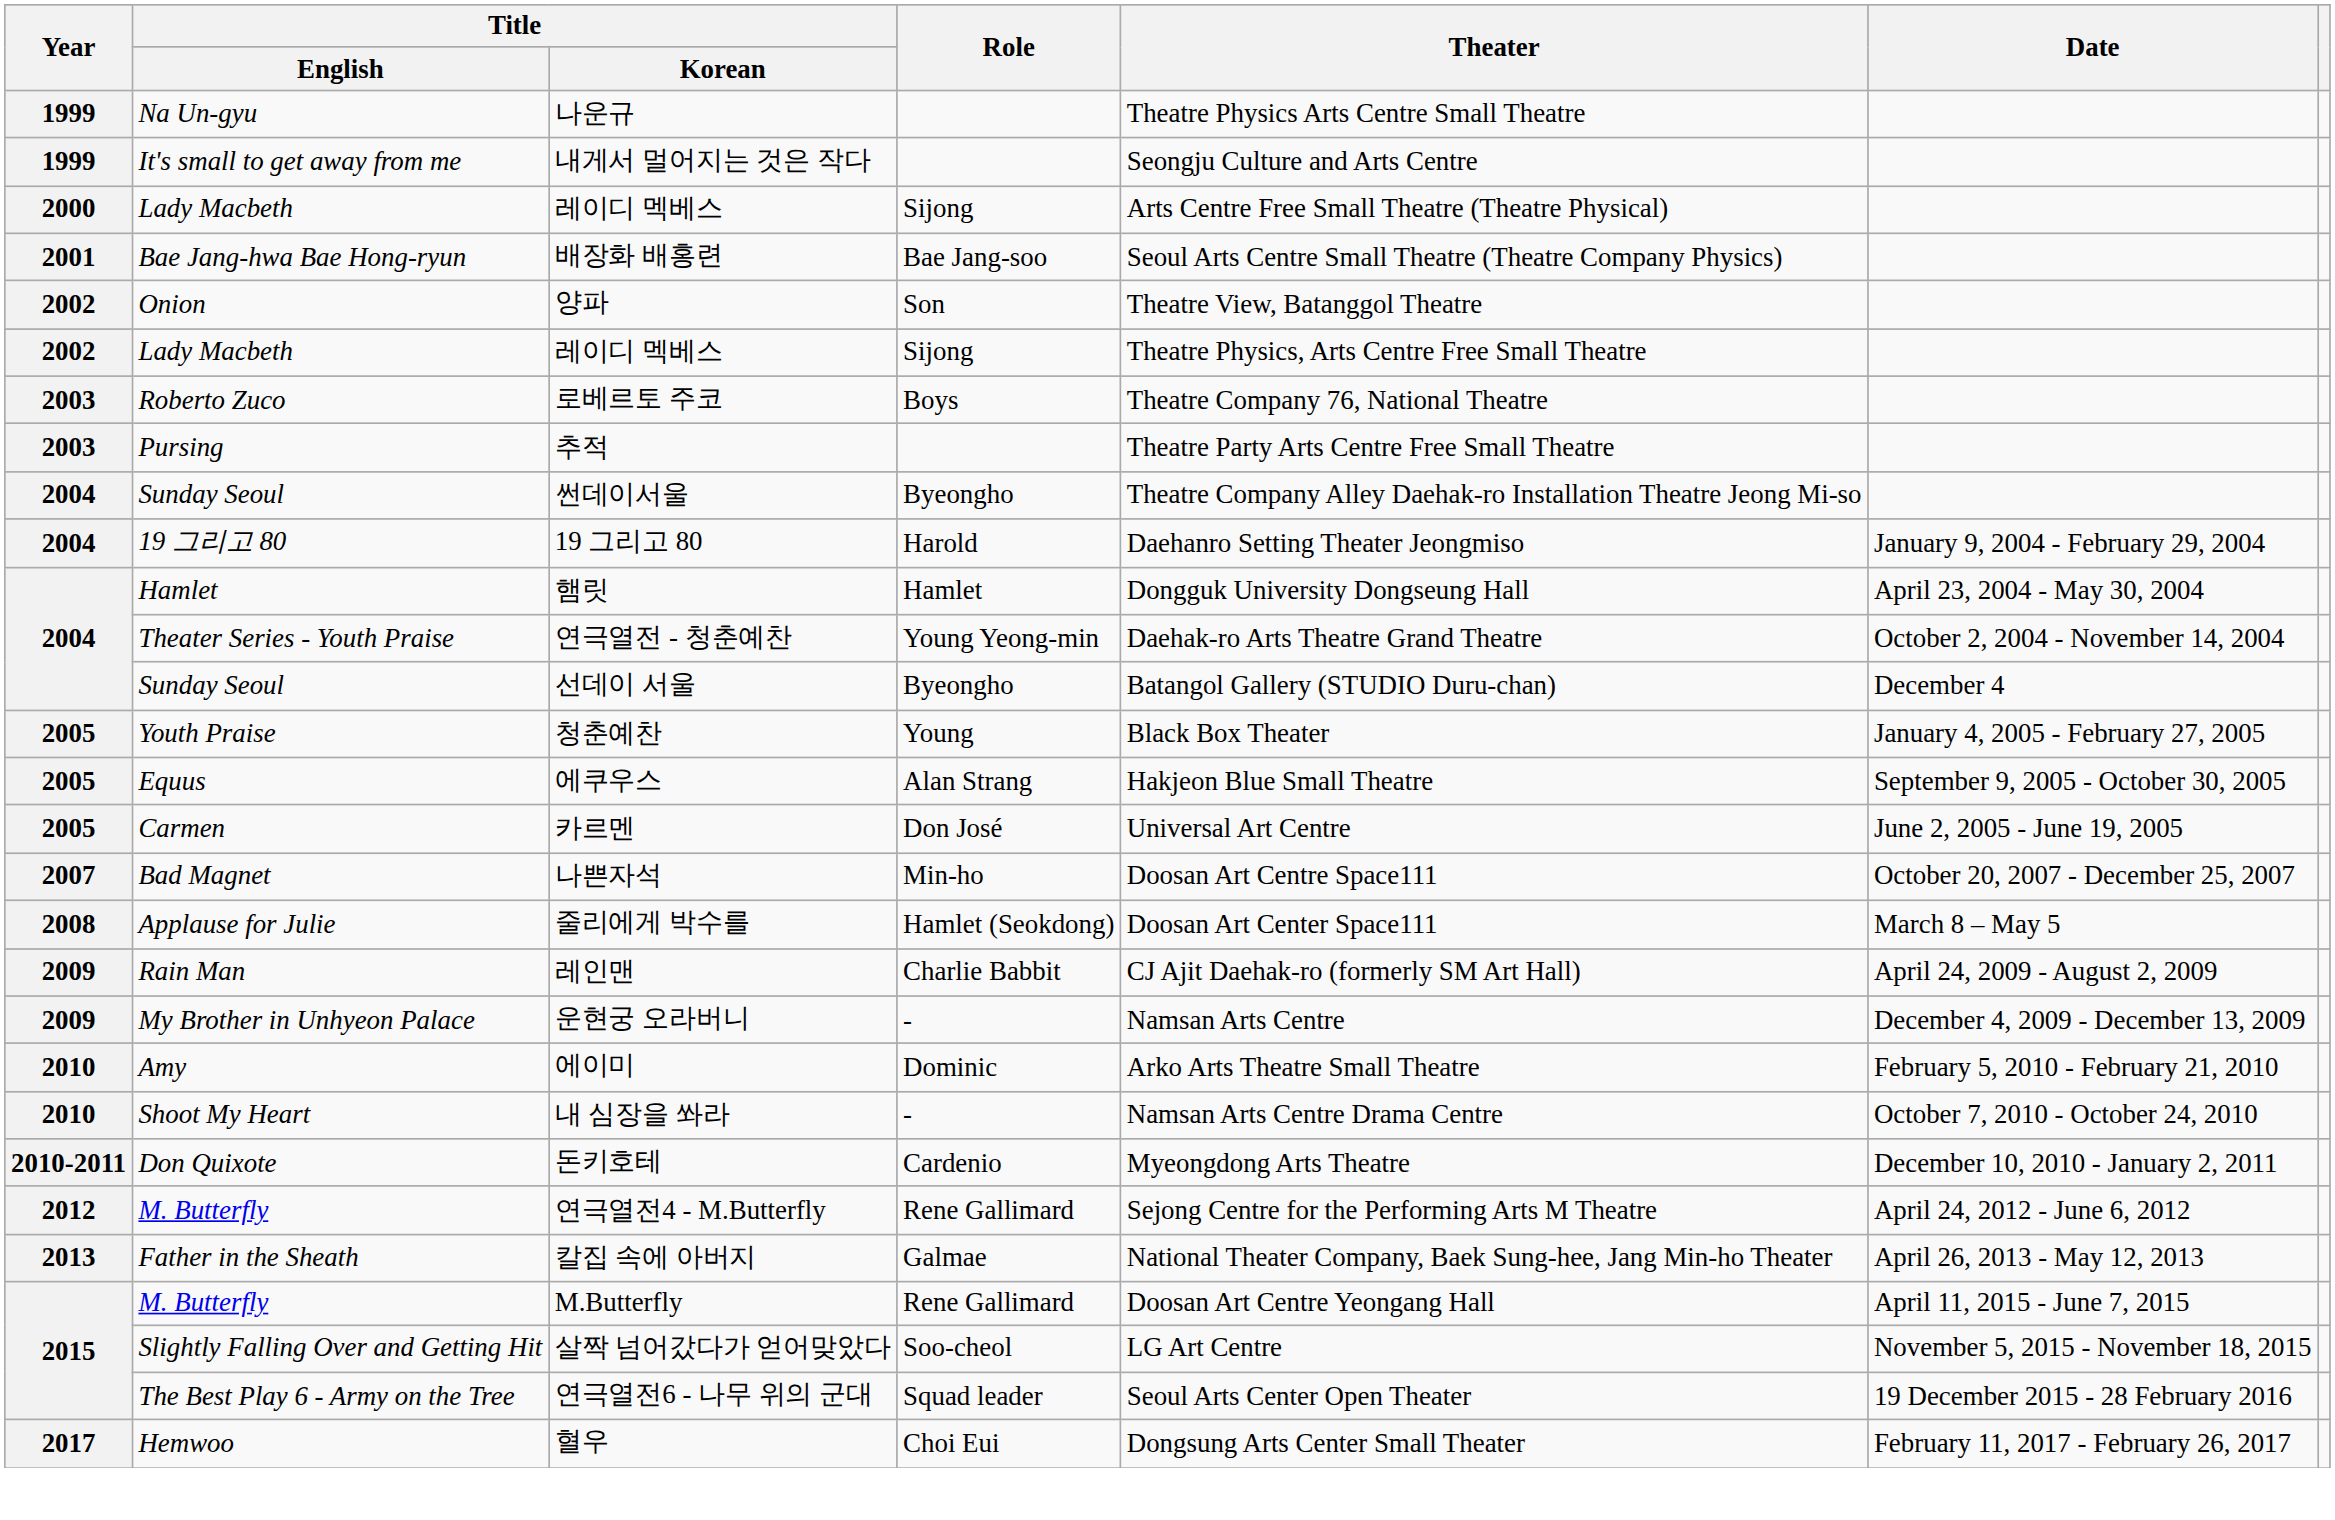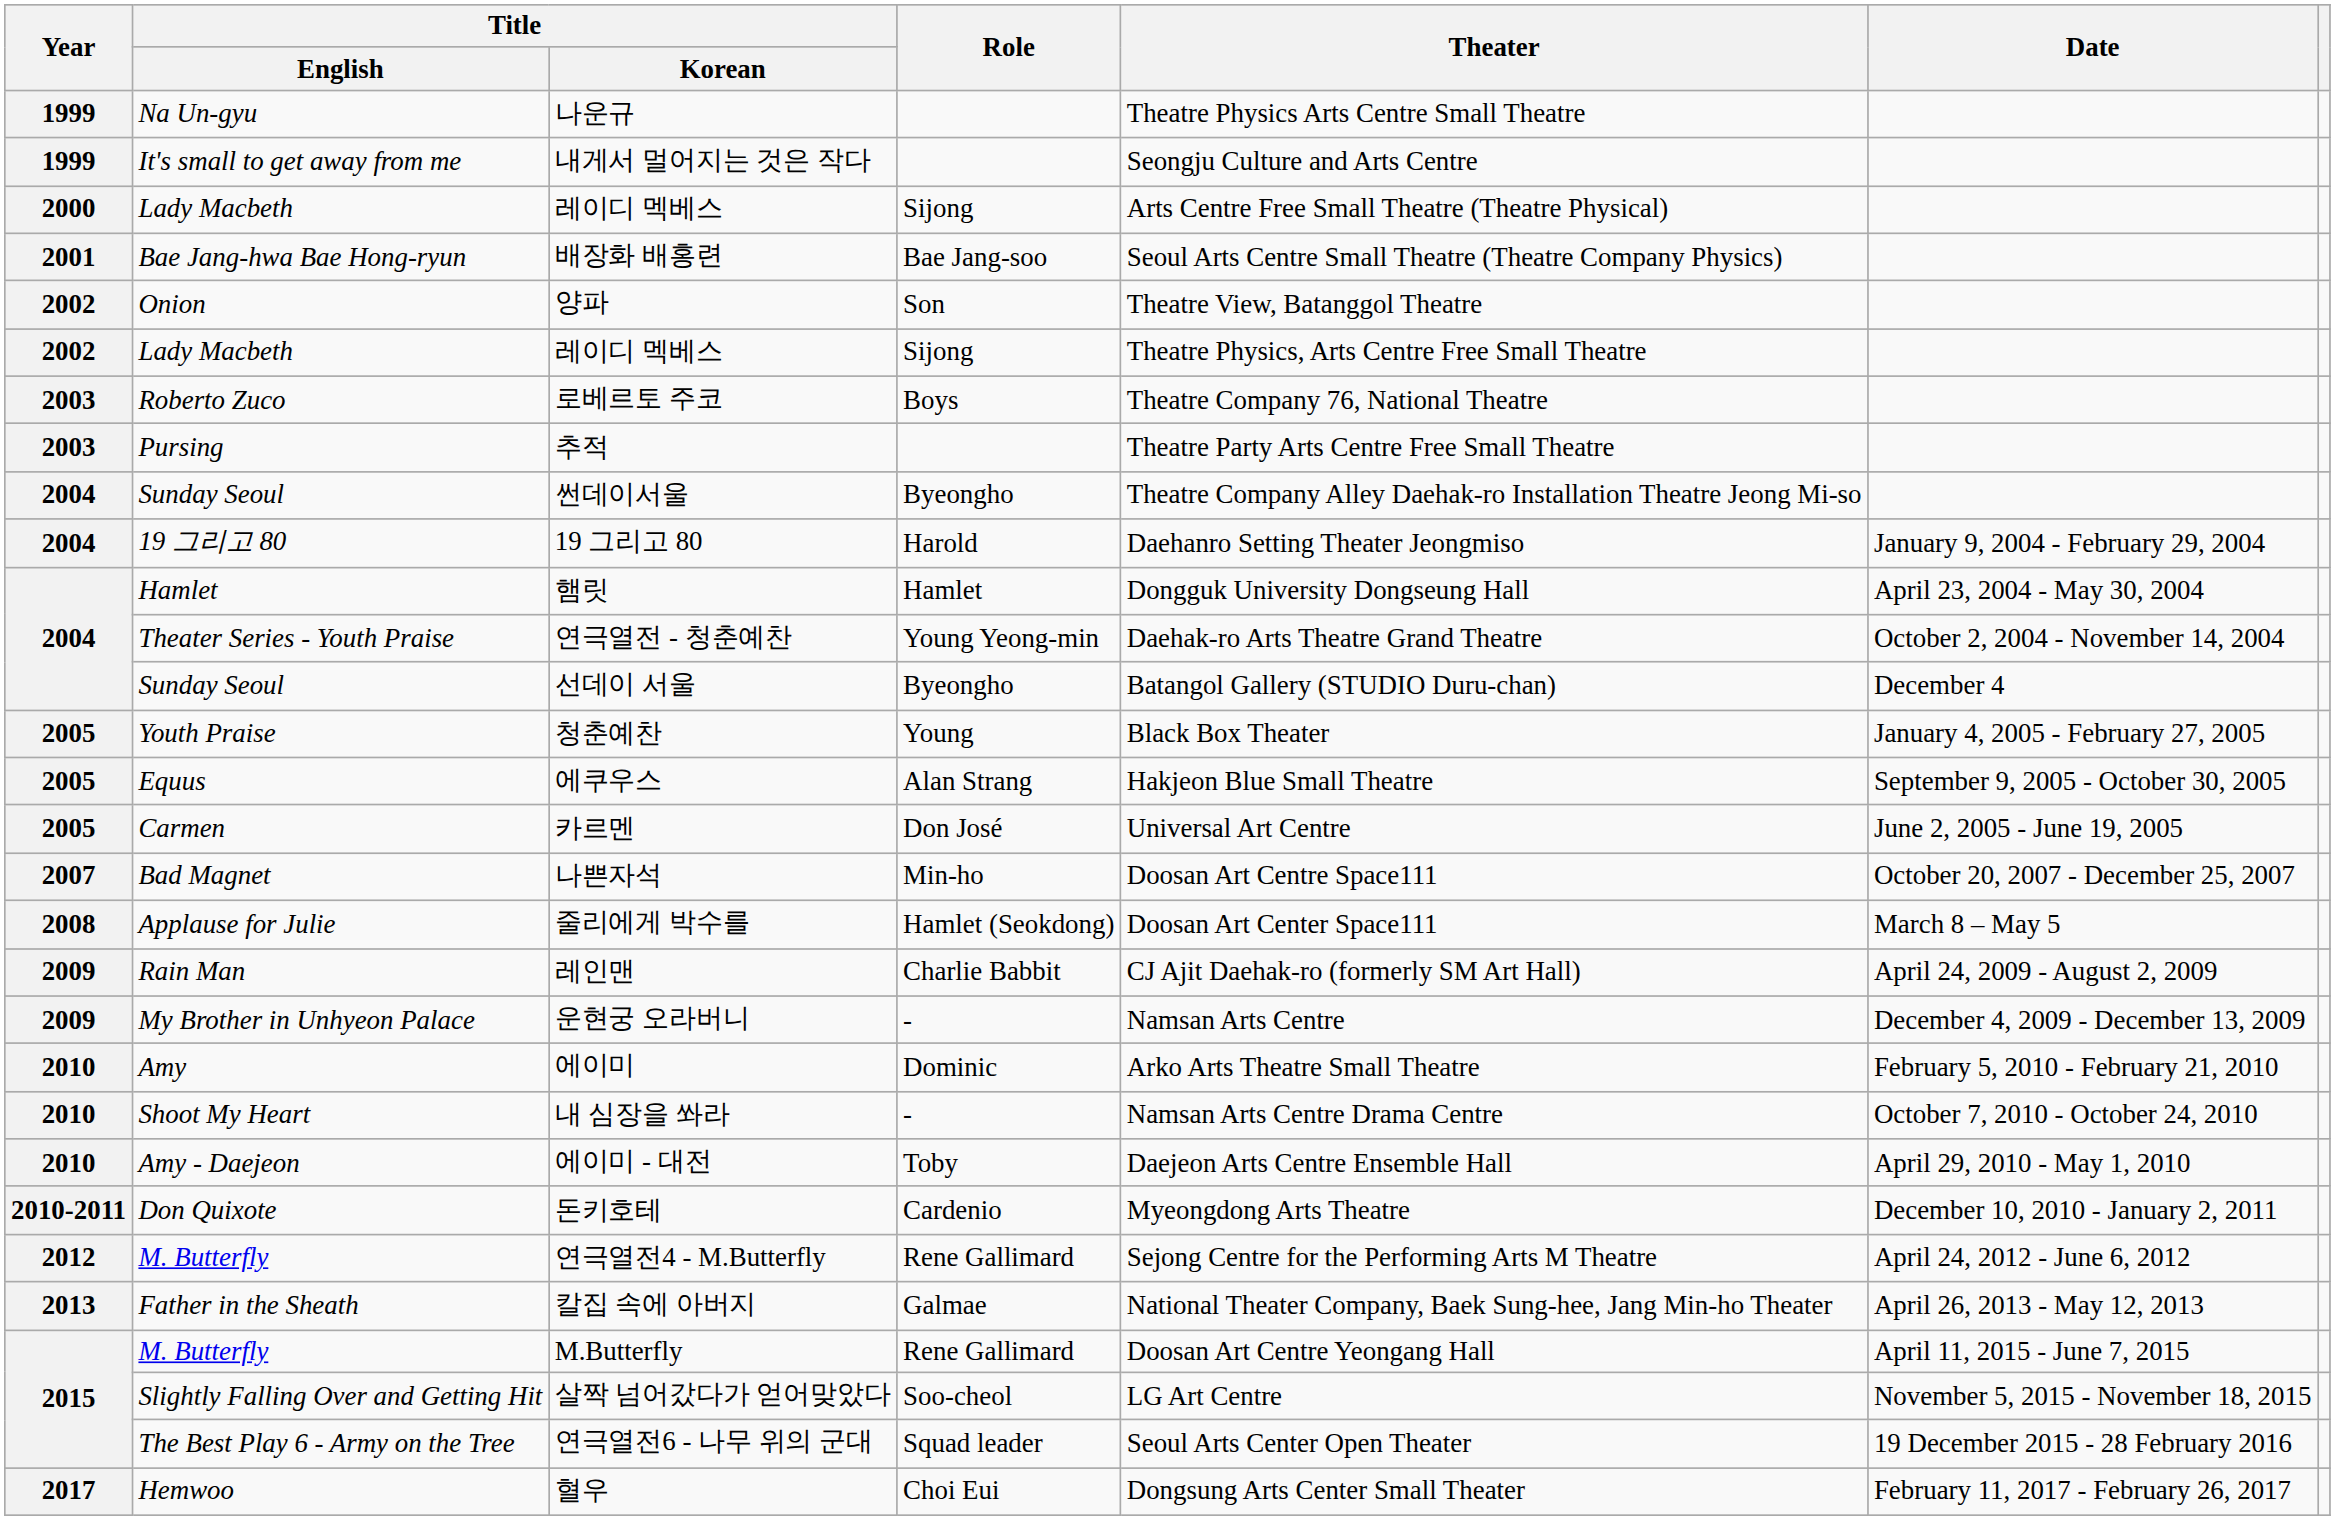+ row: (69, 1162)
